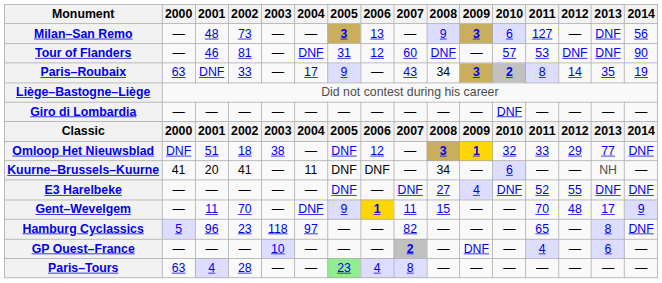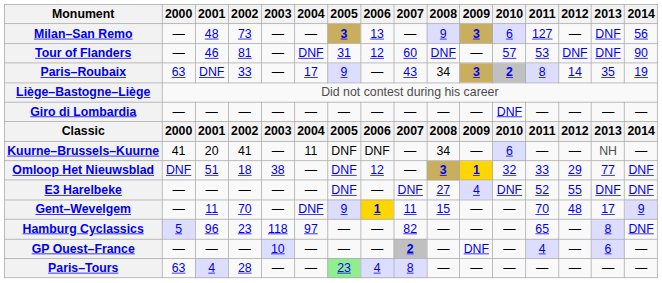rows swapped: (83, 151) <-> (83, 170)
